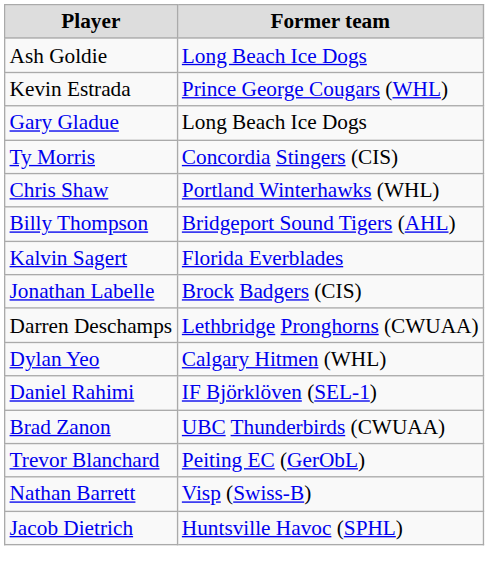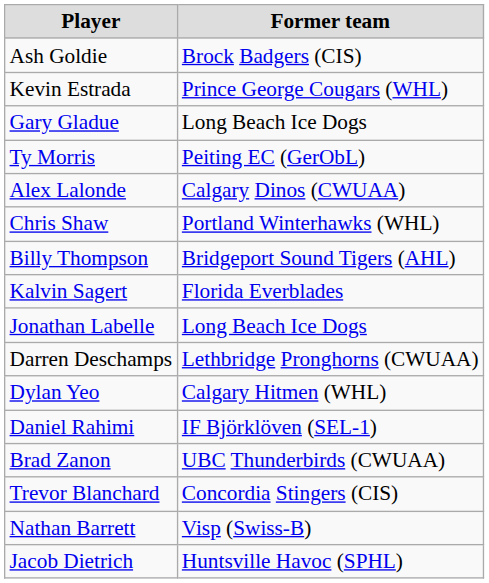(274, 55) Long Beach Ice Dogs -> (272, 55) Brock Badgers (CIS)
(290, 156) Concordia Stingers (CIS) -> (273, 156) Peiting EC (GerObL)
+ row: (68, 190)
(272, 291) Brock Badgers (CIS) -> (274, 325) Long Beach Ice Dogs
(273, 460) Peiting EC (GerObL) -> (290, 493) Concordia Stingers (CIS)
